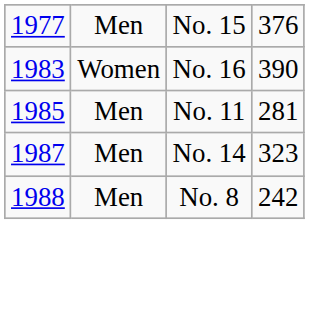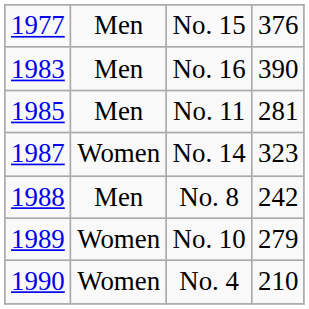(119, 68) Women -> (119, 68) Men
(119, 153) Men -> (119, 153) Women
+ row: (209, 238)
+ row: (209, 281)
